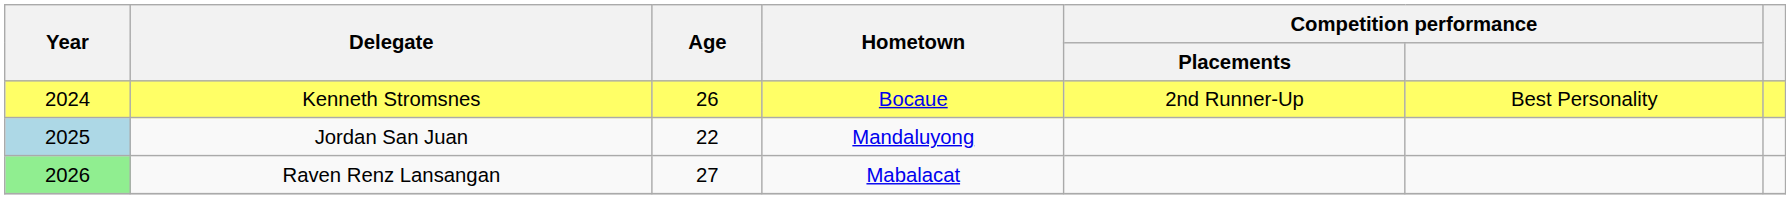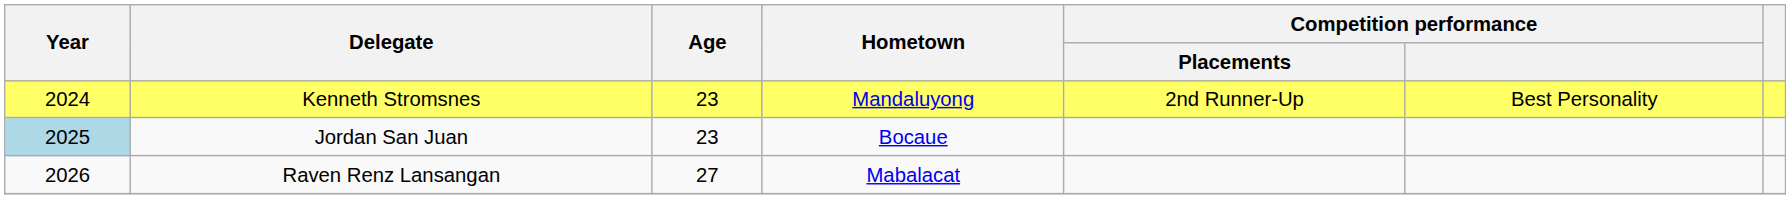(707, 99) 26 -> (707, 99) 23
(913, 99) Bocaue -> (913, 99) Mandaluyong
(707, 137) 22 -> (707, 137) 23
(913, 137) Mandaluyong -> (913, 137) Bocaue
(67, 175) lightgreen background -> (67, 175) no background
